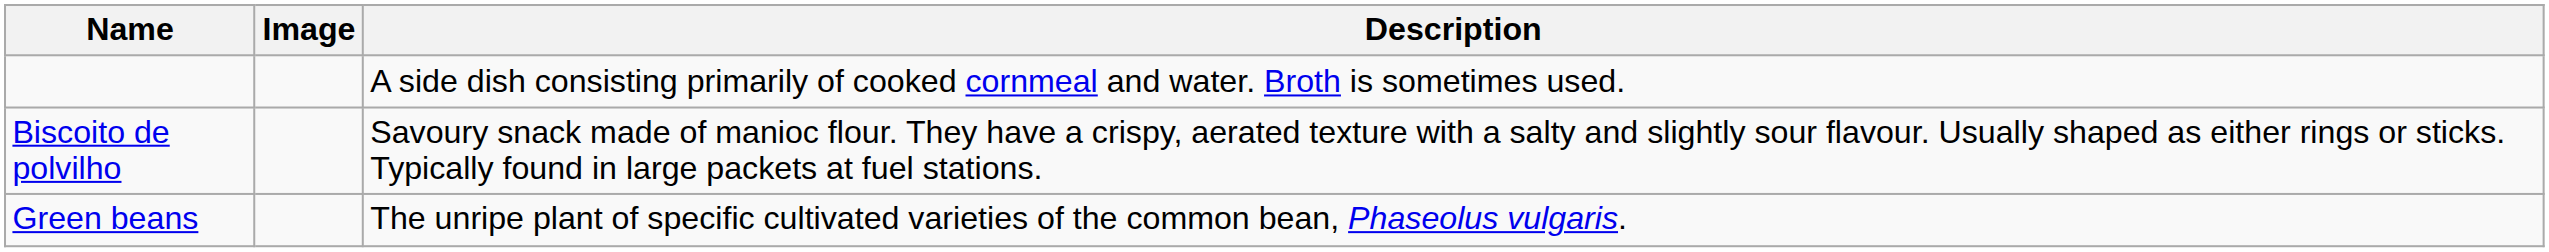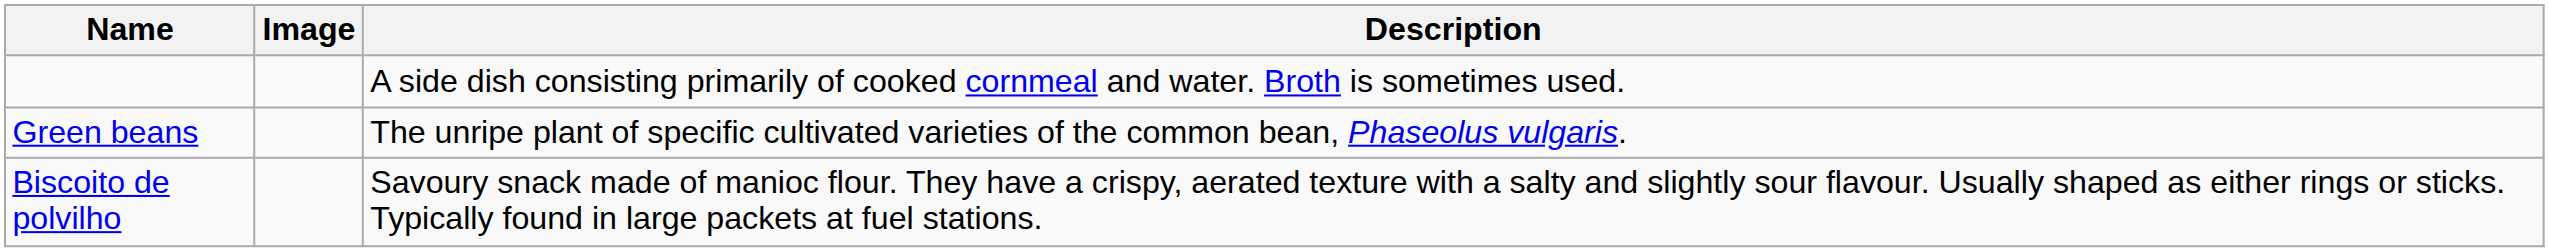rows swapped: (91, 150) <-> (105, 219)
